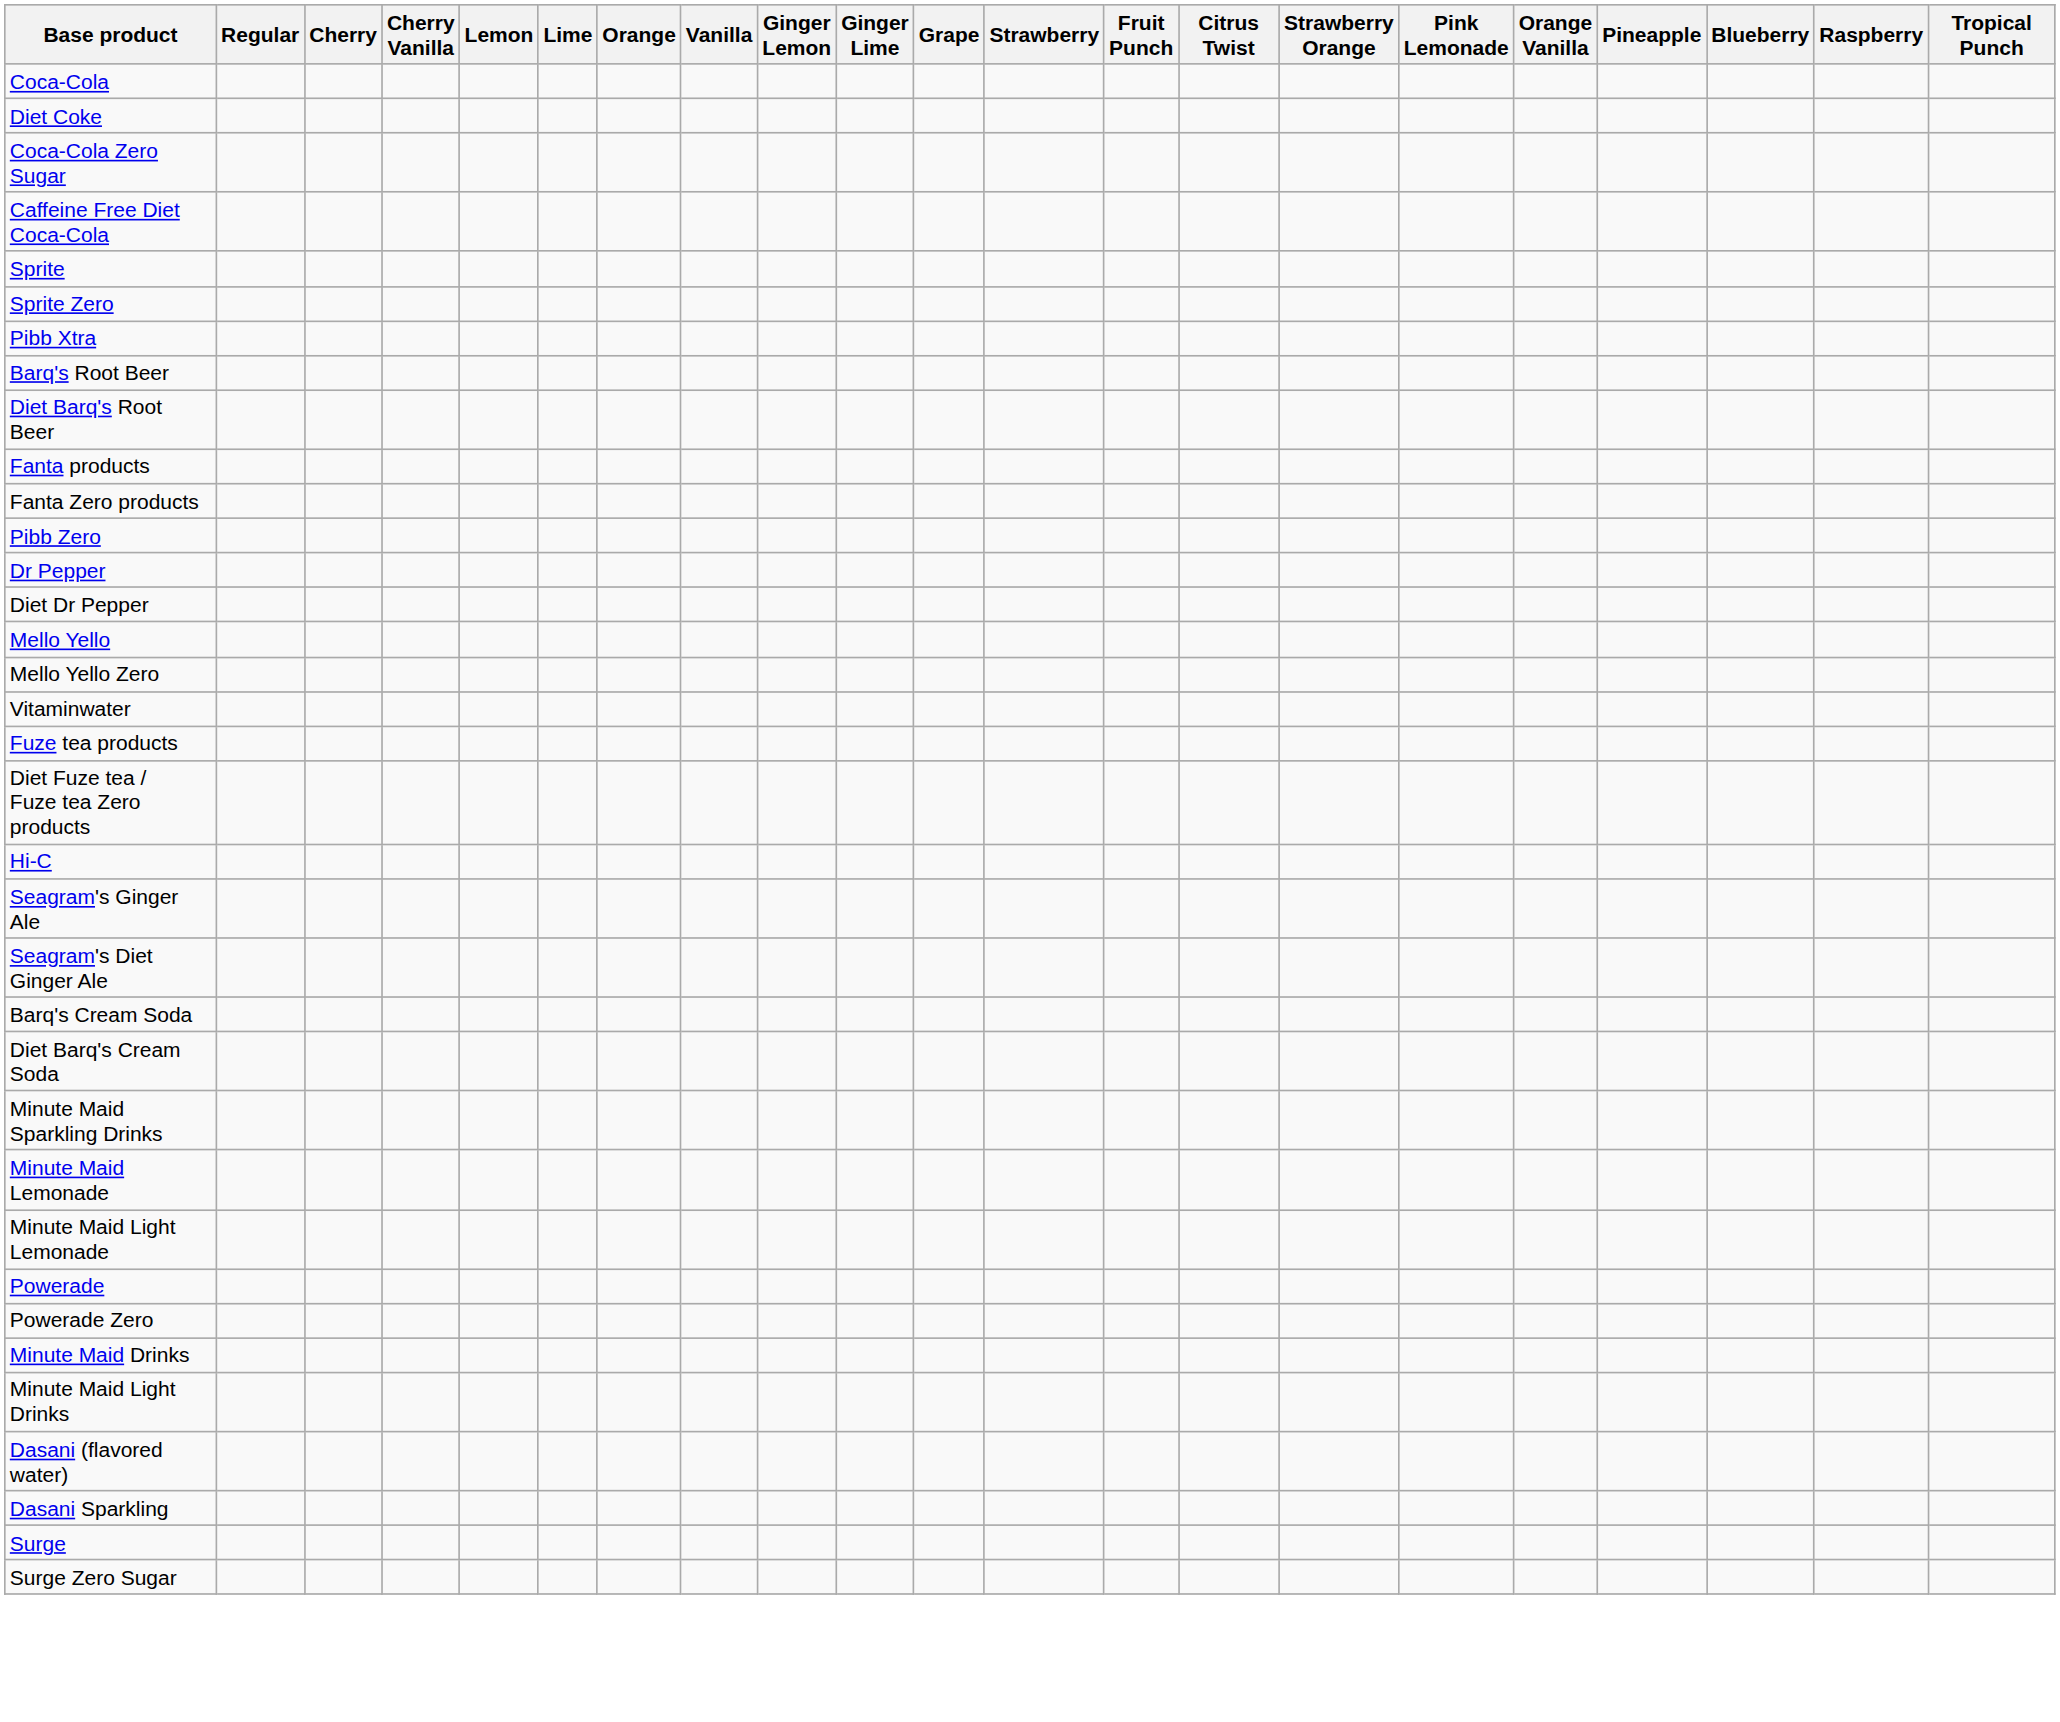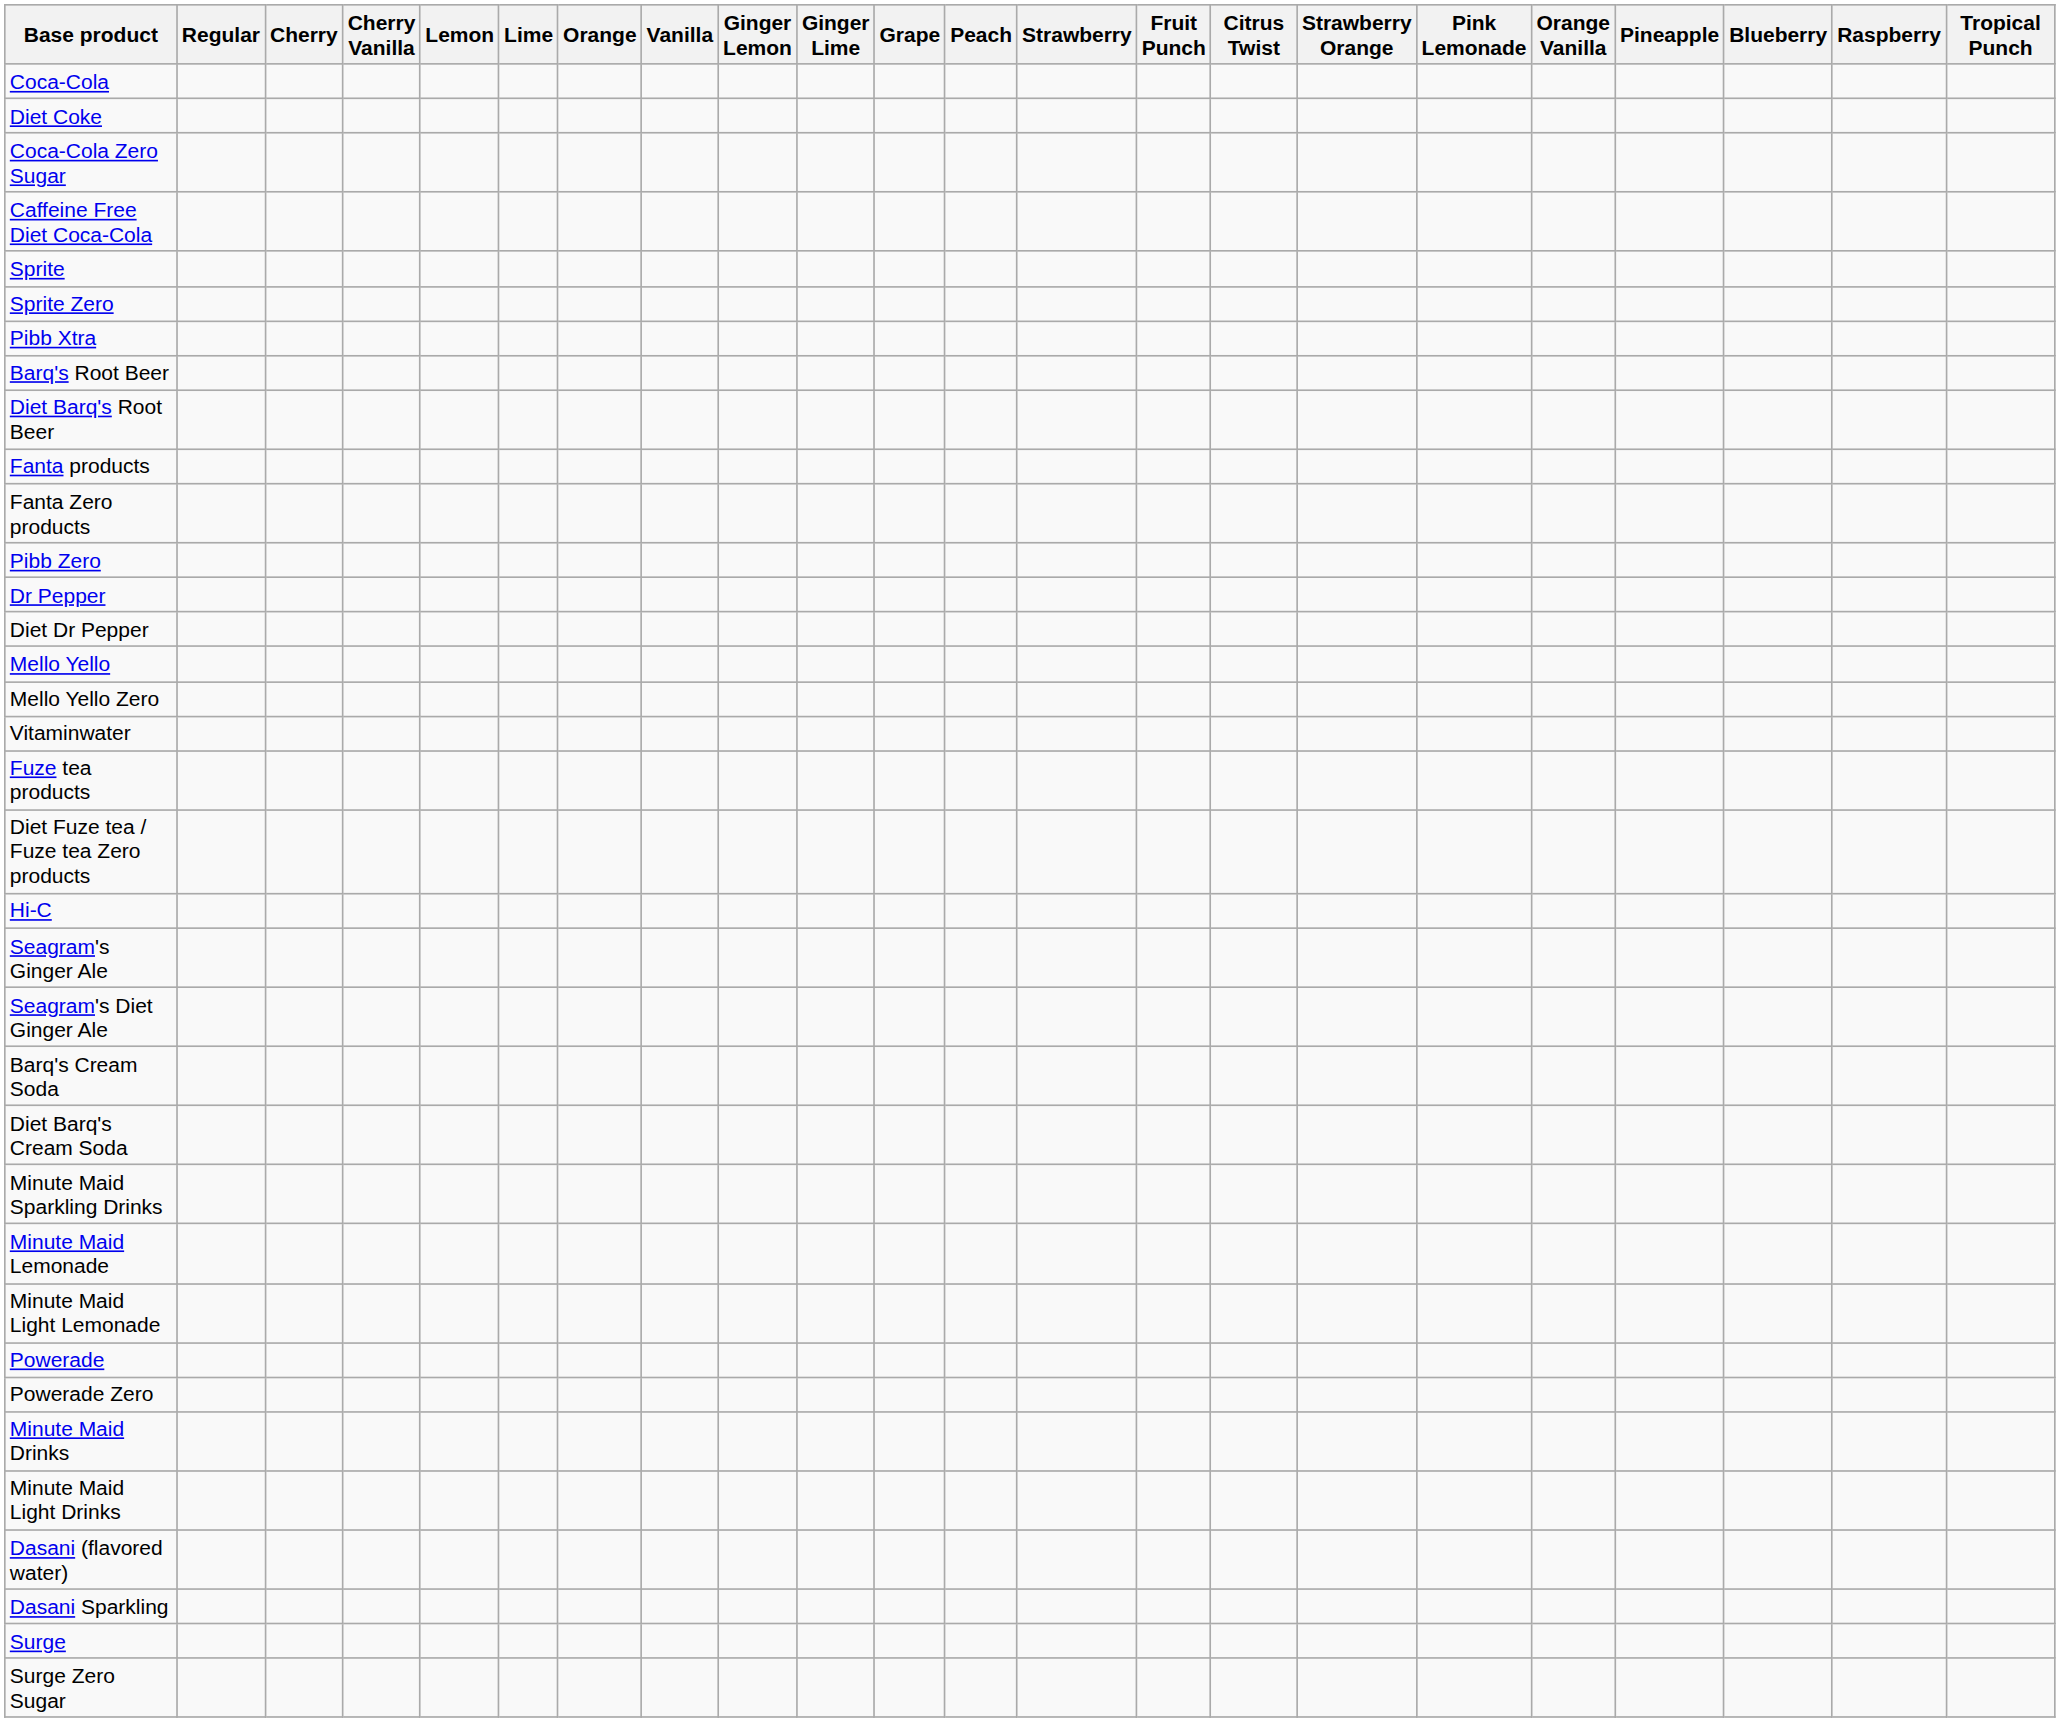+ column: (981, 34)
